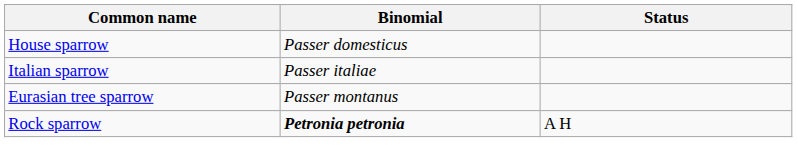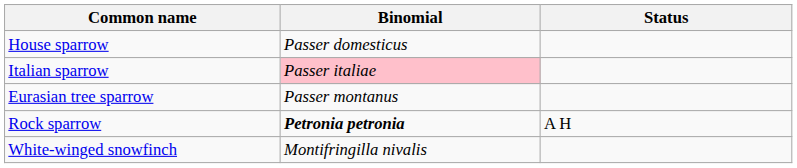(330, 70) no background -> (330, 70) pink background
+ row: (93, 149)
